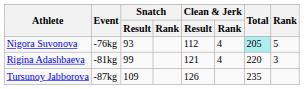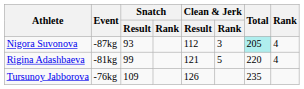(105, 44) -76kg -> (105, 44) -87kg
(220, 44) 4 -> (220, 44) 3
(276, 44) 5 -> (276, 44) 4
(220, 60) 4 -> (220, 60) 5
(276, 60) 3 -> (276, 60) 4
(105, 76) -87kg -> (105, 76) -76kg
